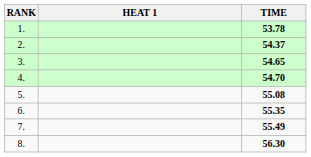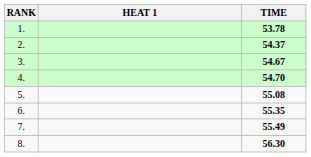(274, 62) 54.65 -> (274, 62) 54.67
